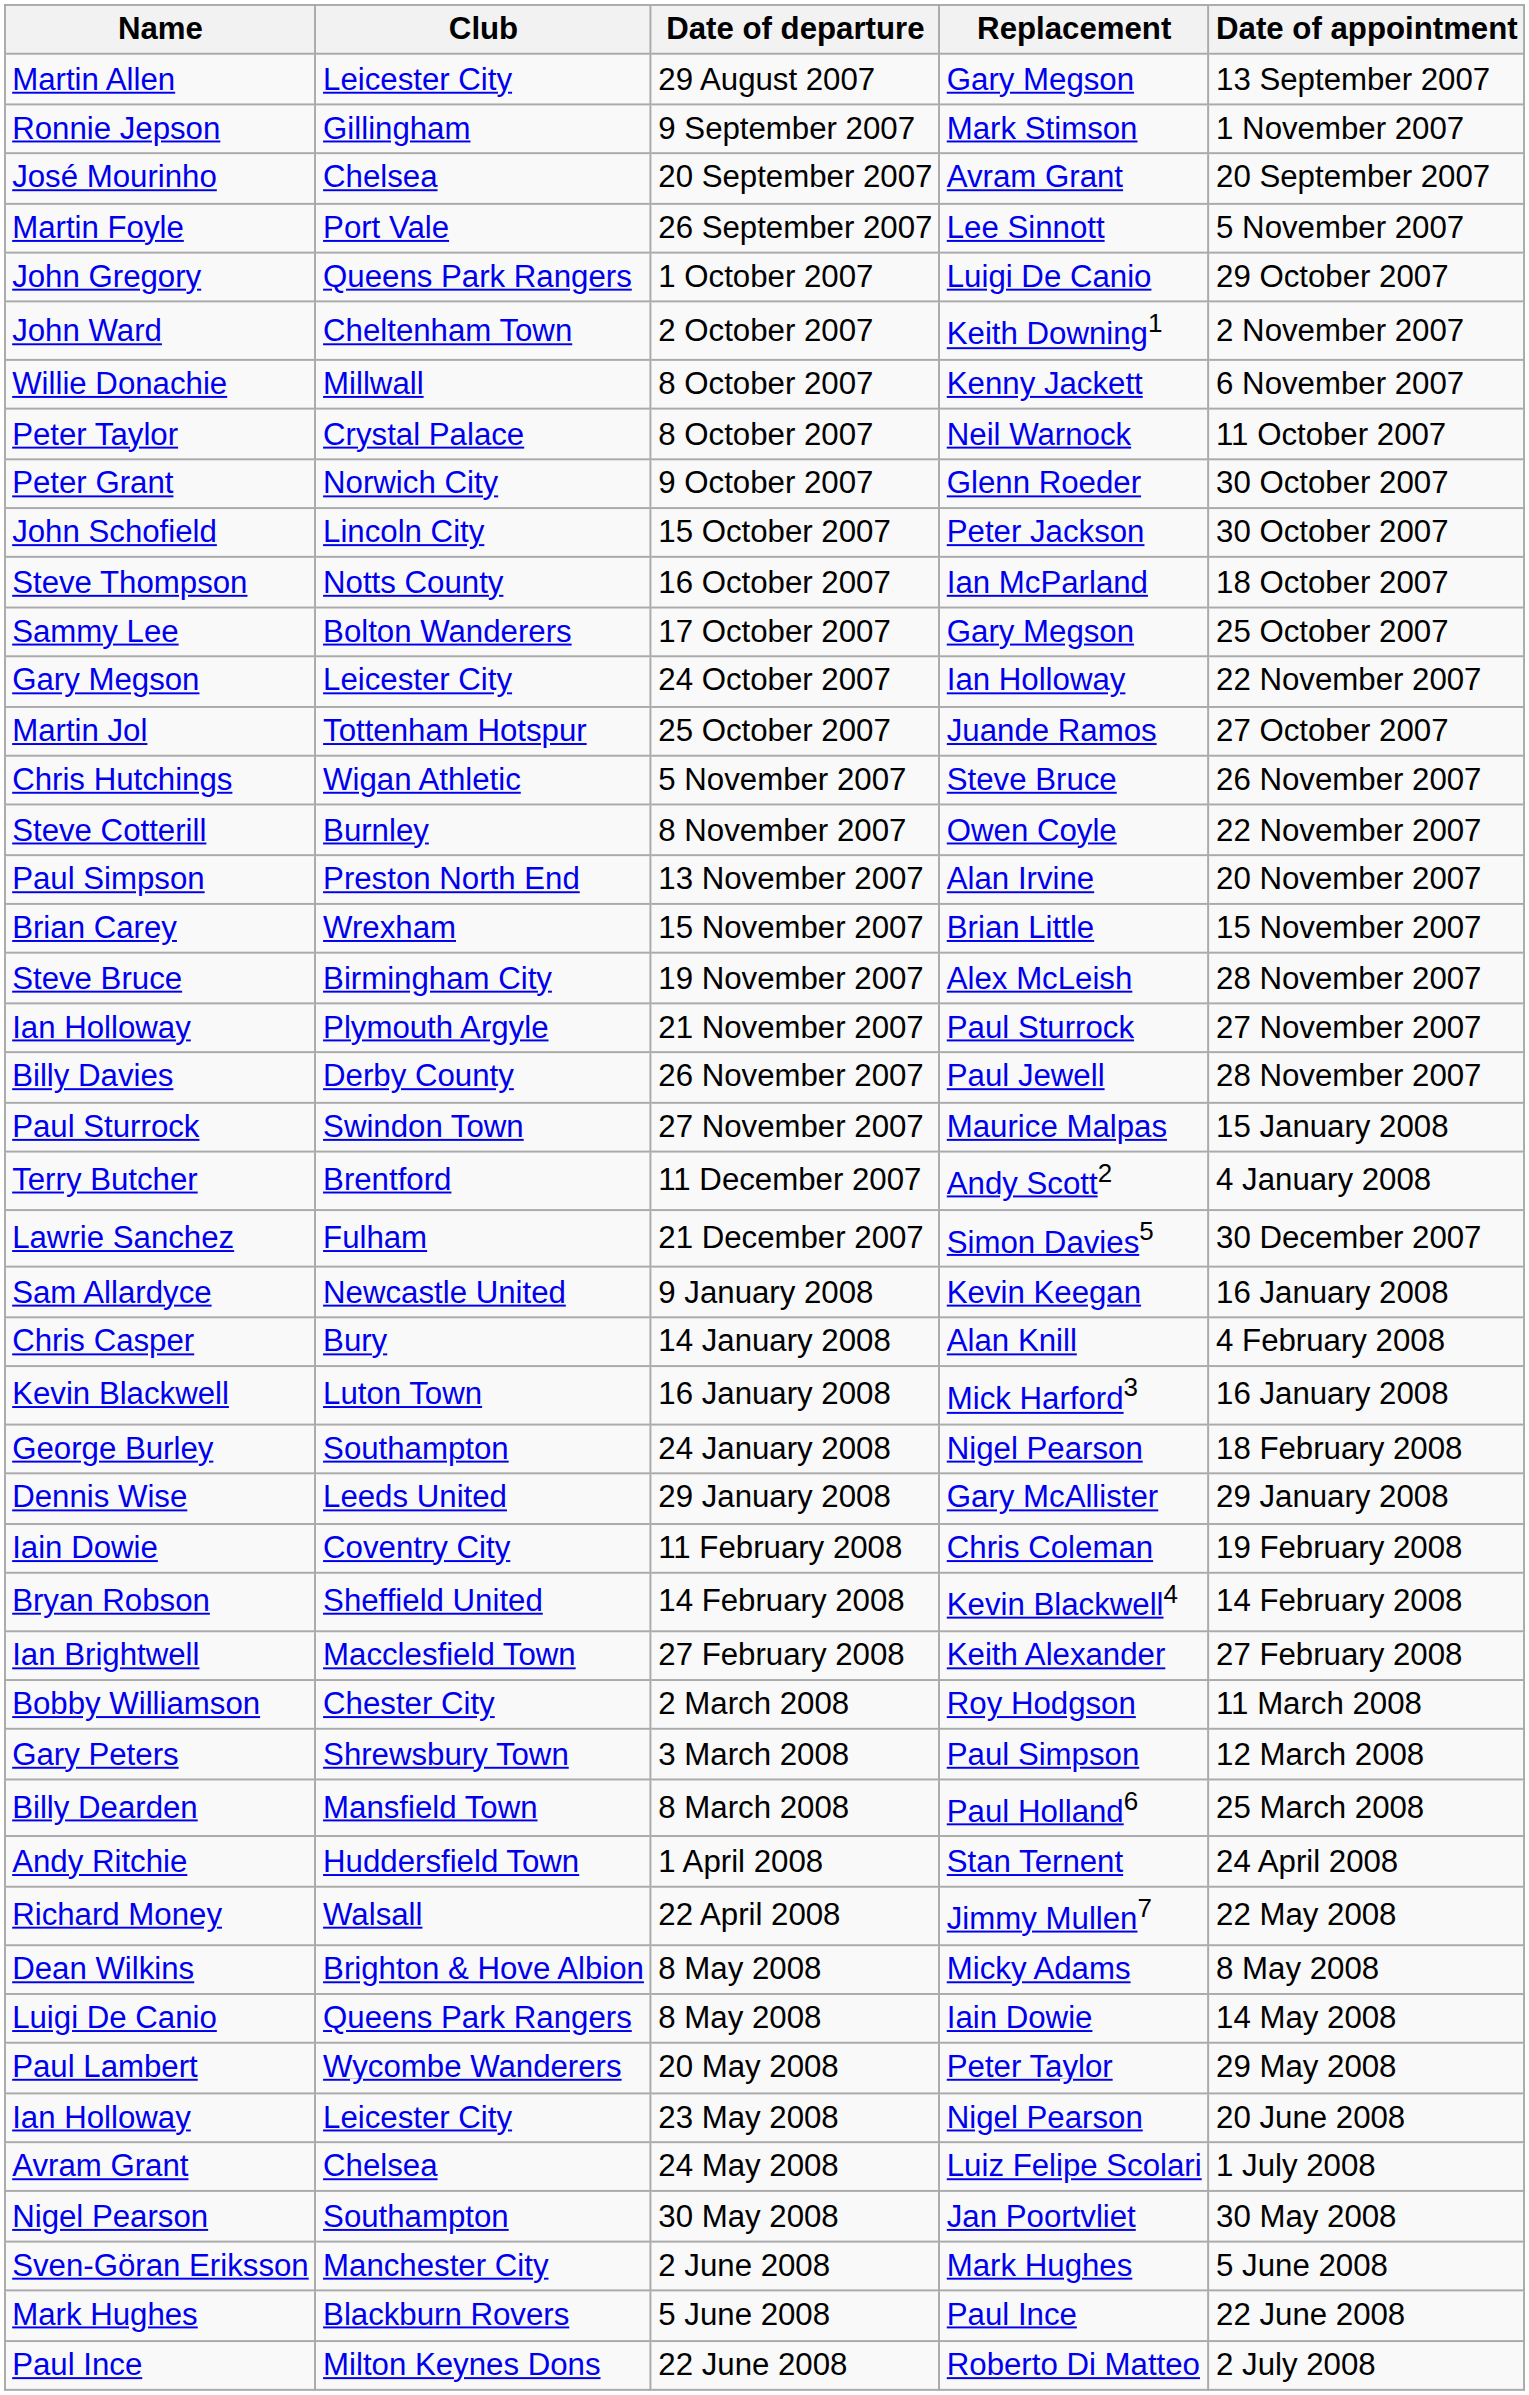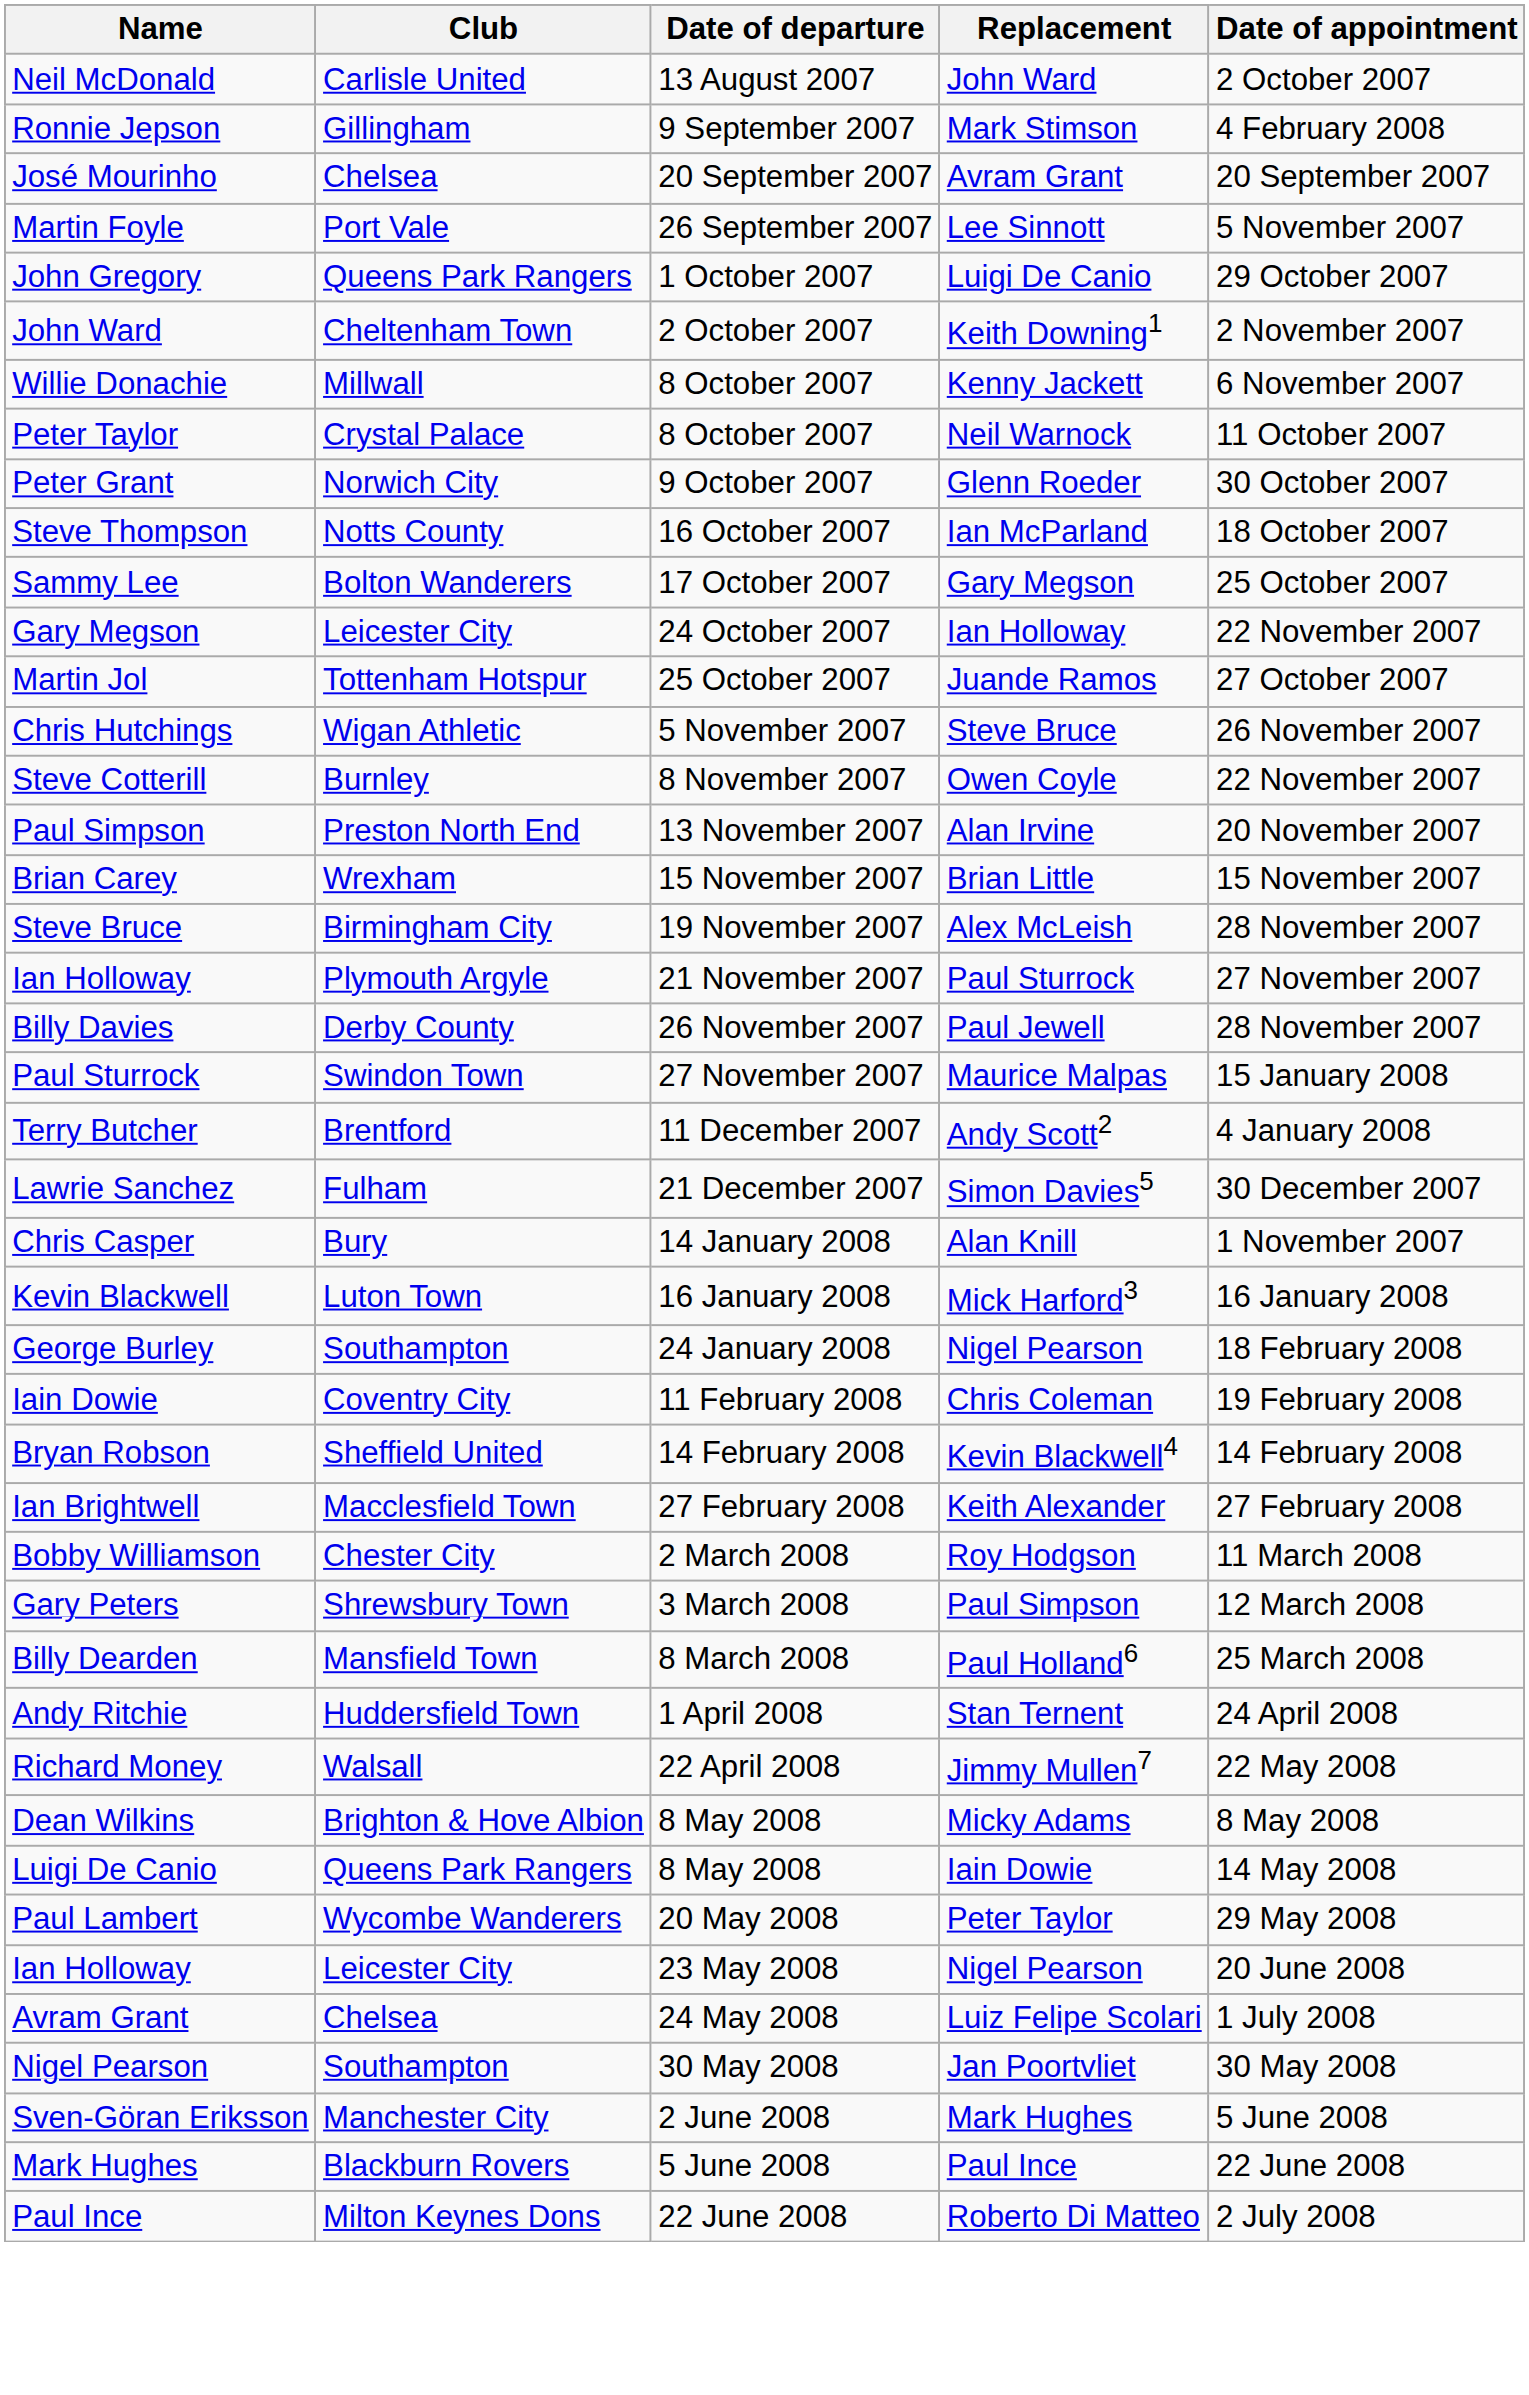+ row: (114, 78)
- row: (94, 78)
(1340, 128) 1 November 2007 -> (1331, 128) 4 February 2008
- row: (115, 532)
- row: (112, 1291)
(1331, 1341) 4 February 2008 -> (1340, 1242) 1 November 2007
- row: (100, 1497)
